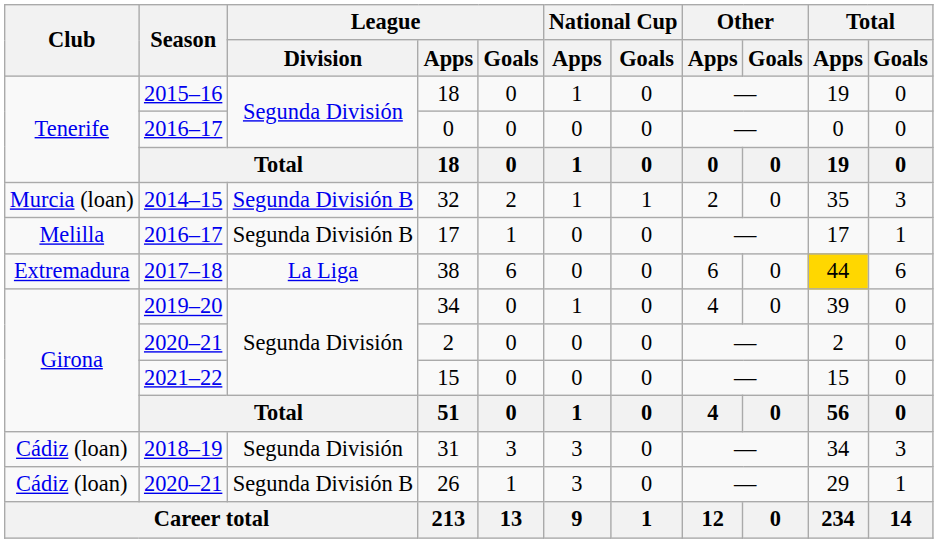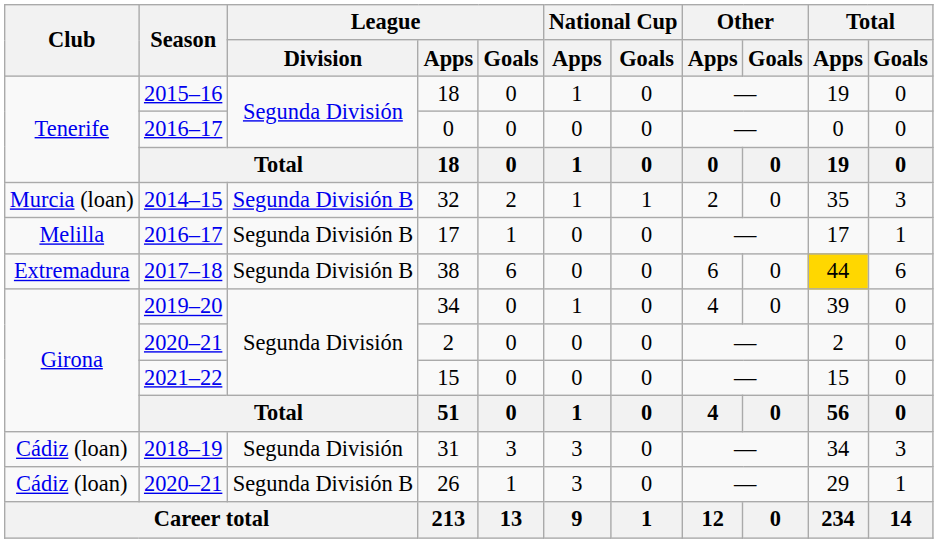(323, 270) La Liga -> (323, 270) Segunda División B
